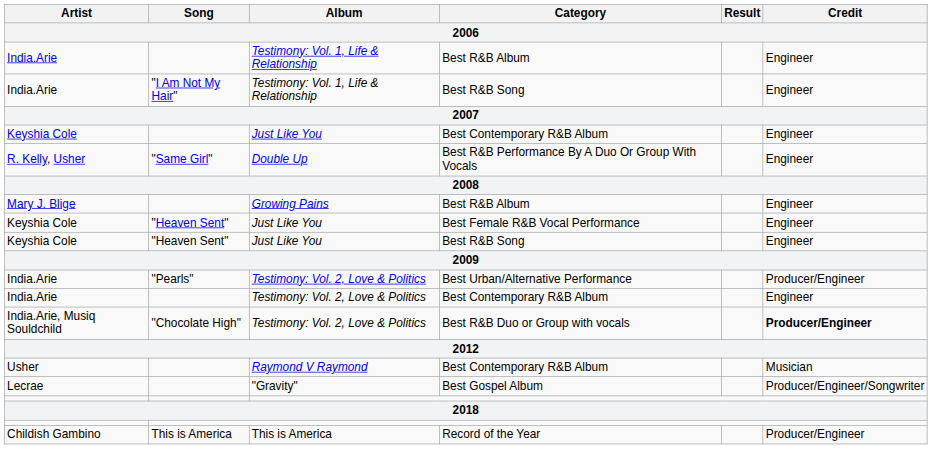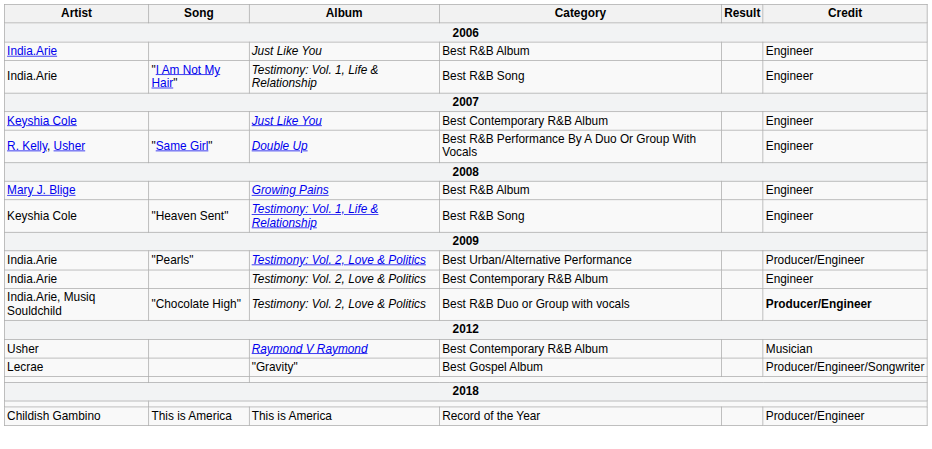(315, 58) Testimony: Vol. 1, Life & Relationship -> (287, 51) Just Like You
- row: (42, 222)
(287, 241) Just Like You -> (315, 216) Testimony: Vol. 1, Life & Relationship
